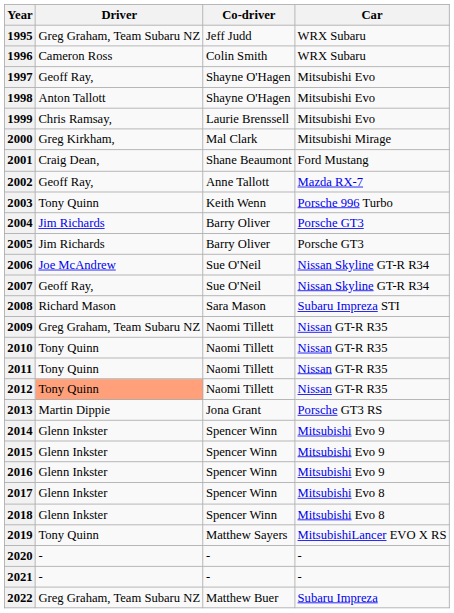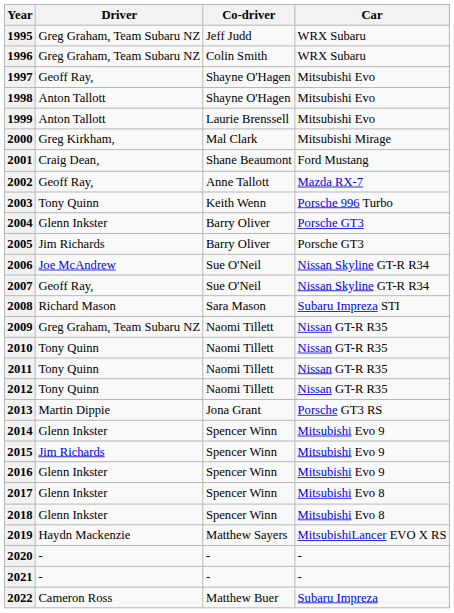(75, 56) Cameron Ross -> (119, 56) Greg Graham, Team Subaru NZ
(75, 119) Chris Ramsay, -> (72, 119) Anton Tallott
(72, 223) Jim Richards -> (73, 223) Glenn Inkster
(69, 389) lightsalmon background -> (69, 389) no background
(73, 451) Glenn Inkster -> (72, 451) Jim Richards
(69, 535) Tony Quinn -> (84, 535) Haydn Mackenzie
(119, 597) Greg Graham, Team Subaru NZ -> (75, 597) Cameron Ross
